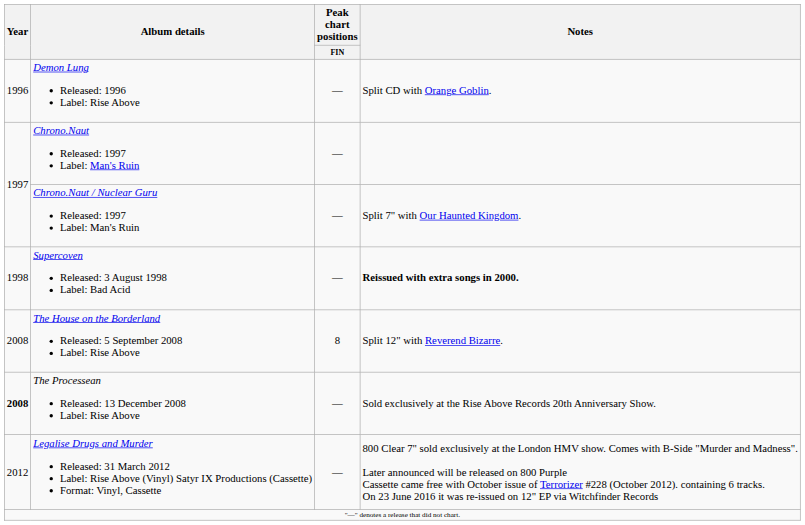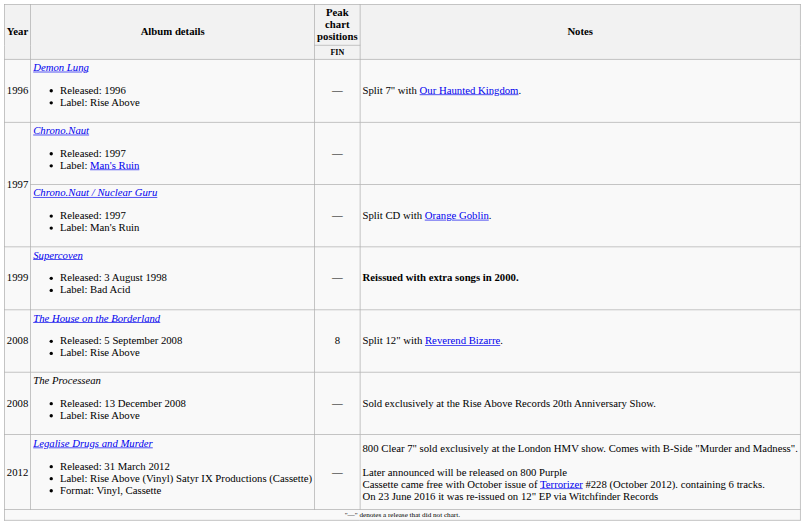(427, 90) Split CD with Orange Goblin. -> (442, 90) Split 7" with Our Haunted Kingdom.
(442, 215) Split 7" with Our Haunted Kingdom. -> (427, 215) Split CD with Orange Goblin.
(18, 278) 1998 -> (18, 278) 1999
(18, 403) bold -> (18, 403) normal
